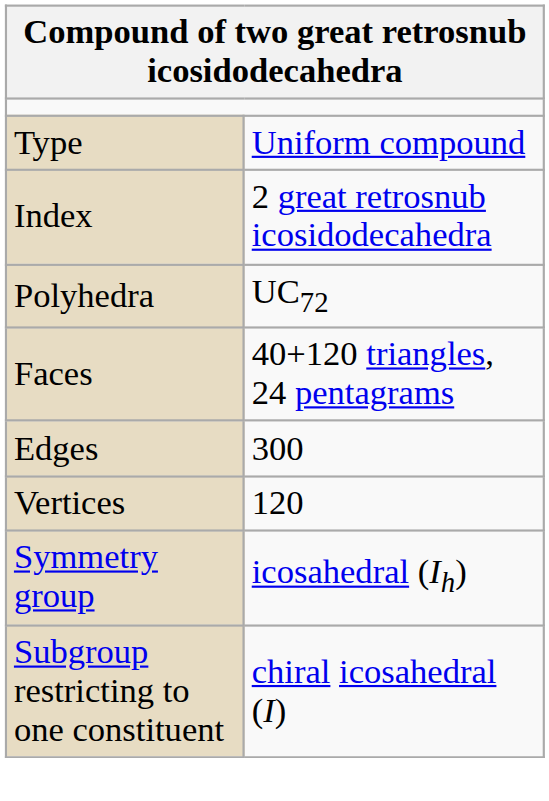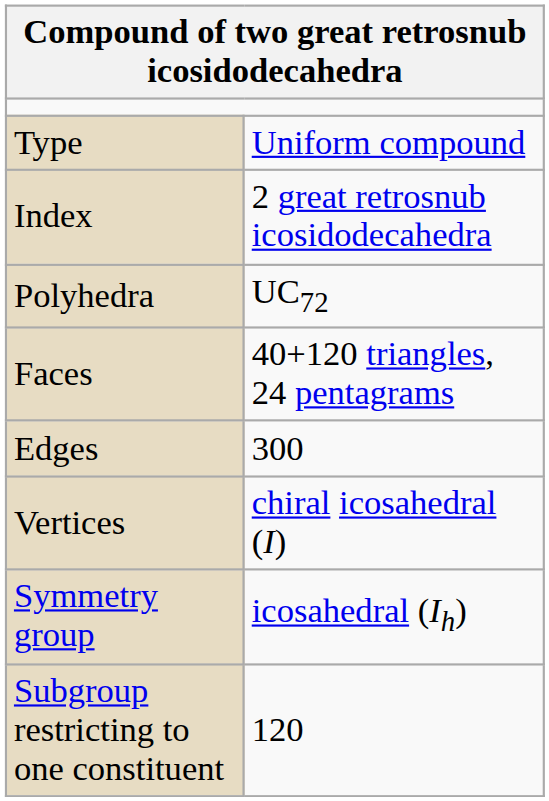(278, 502) 120 -> (374, 522) chiral icosahedral (I)
(374, 690) chiral icosahedral (I) -> (278, 729) 120
